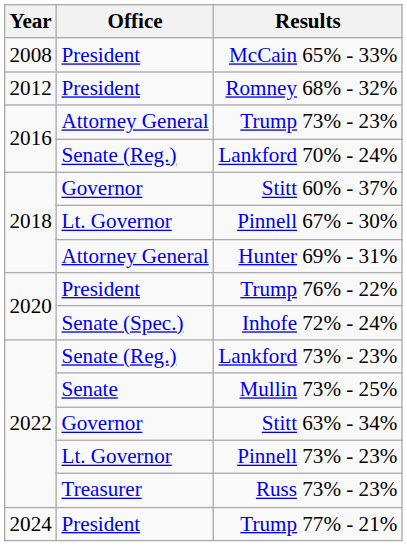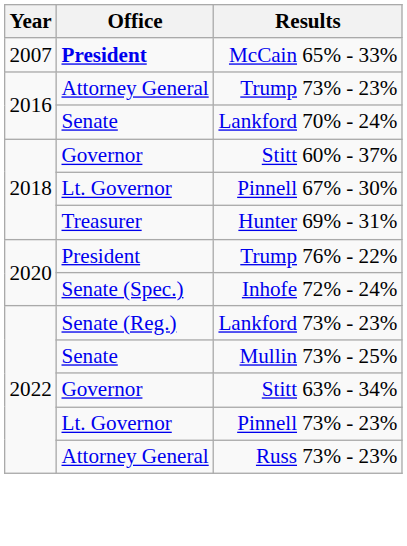(31, 54) 2008 -> (31, 54) 2007
(101, 54) normal -> (104, 54) bold
- row: (311, 88)
(119, 155) Senate (Reg.) -> (90, 121) Senate
(135, 255) Attorney General -> (102, 222) Treasurer
(102, 490) Treasurer -> (135, 456) Attorney General
- row: (319, 523)
